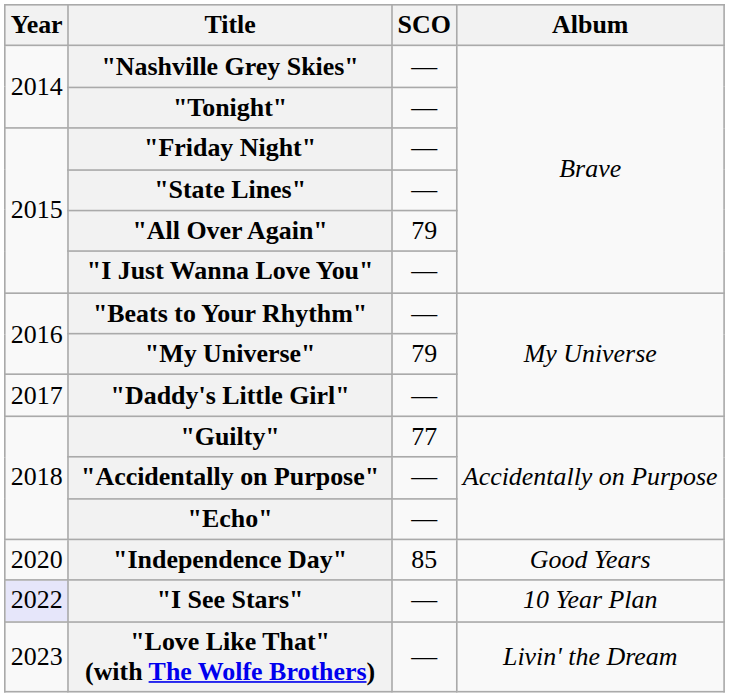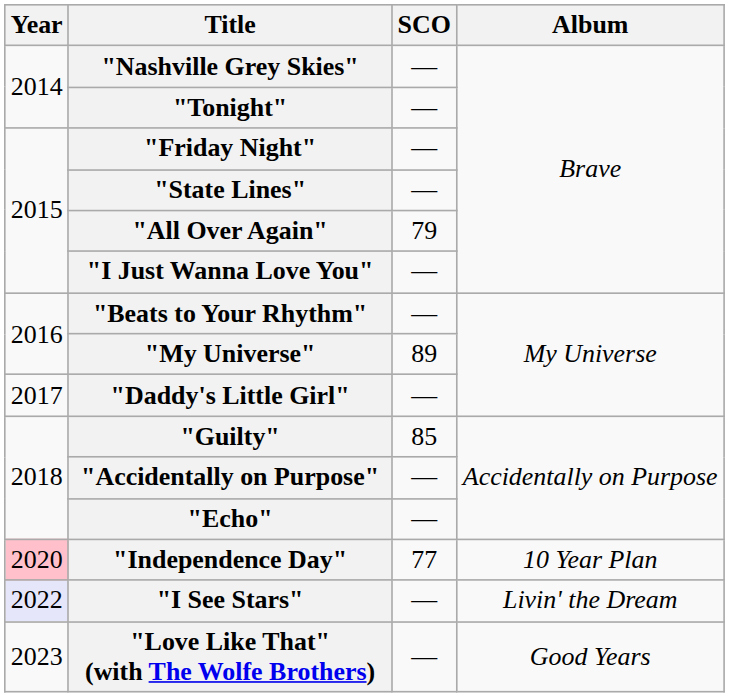(424, 353) 79 -> (424, 353) 89
(424, 436) 77 -> (424, 436) 85
(37, 559) no background -> (37, 559) pink background
(424, 559) 85 -> (424, 559) 77
(590, 559) Good Years -> (590, 559) 10 Year Plan
(590, 600) 10 Year Plan -> (590, 600) Livin' the Dream
(590, 656) Livin' the Dream -> (590, 656) Good Years
